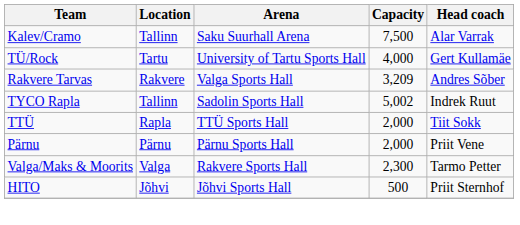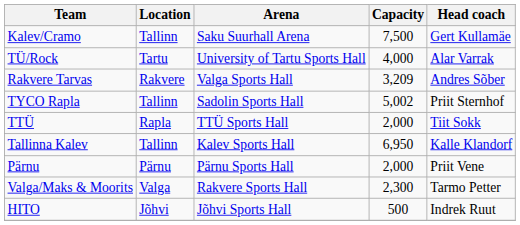(462, 36) Alar Varrak -> (471, 36) Gert Kullamäe
(471, 58) Gert Kullamäe -> (462, 58) Alar Varrak
(463, 101) Indrek Ruut -> (467, 101) Priit Sternhof
+ row: (48, 144)
(467, 187) Priit Sternhof -> (463, 209) Indrek Ruut
